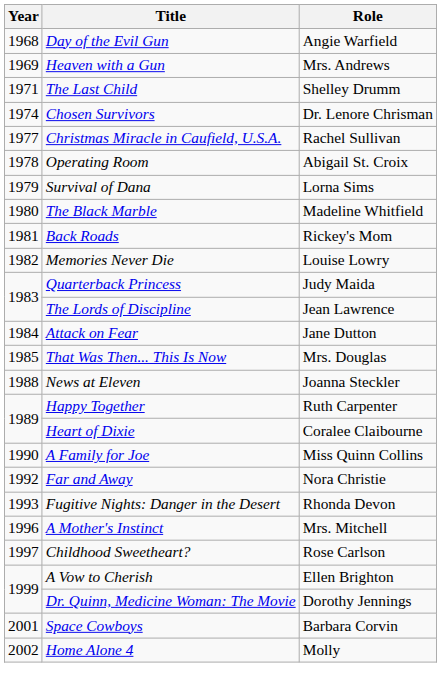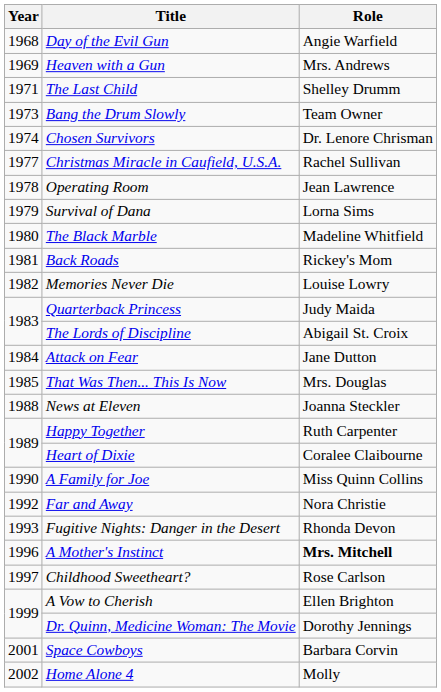+ row: (116, 114)
(355, 162) Abigail St. Croix -> (349, 187) Jean Lawrence
(349, 308) Jean Lawrence -> (355, 333) Abigail St. Croix
(345, 528) normal -> (348, 552) bold
